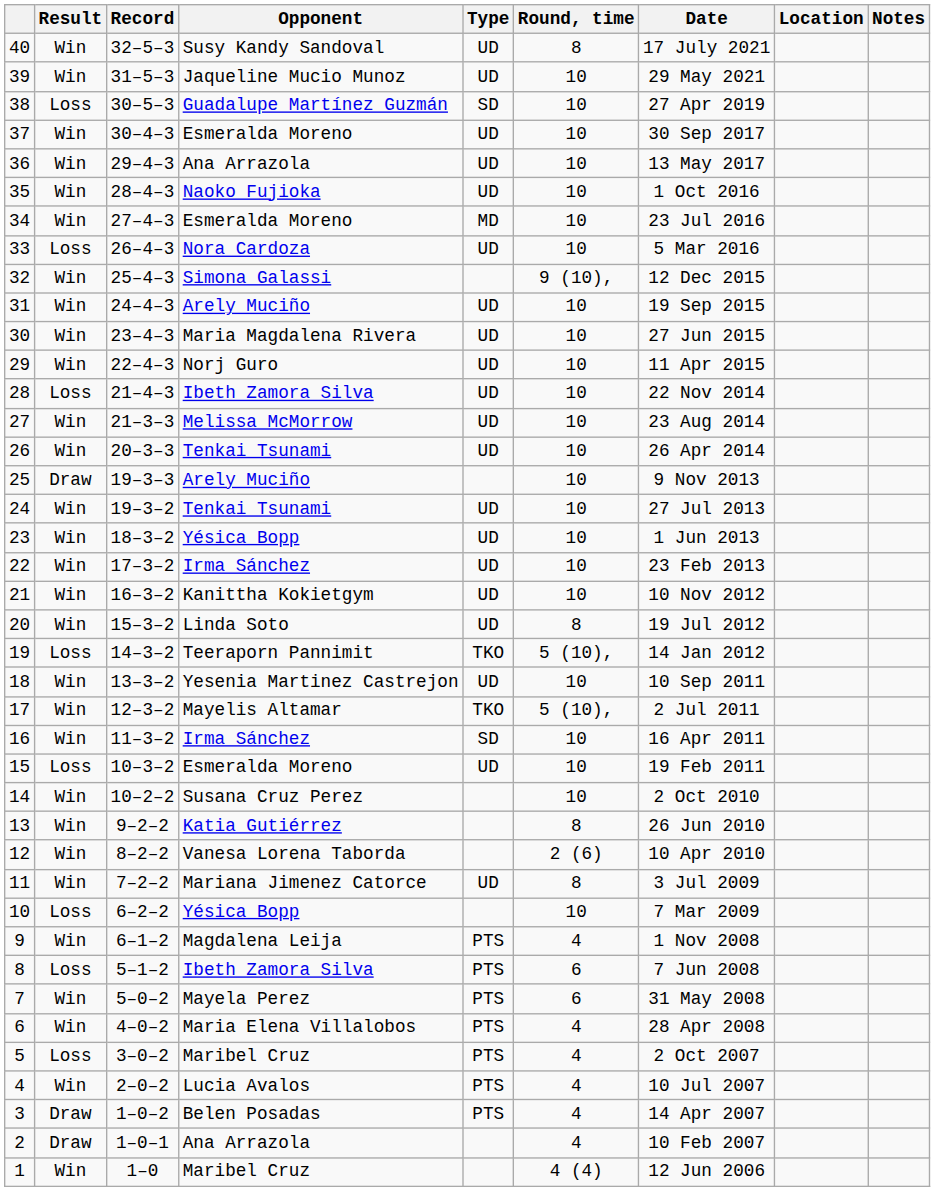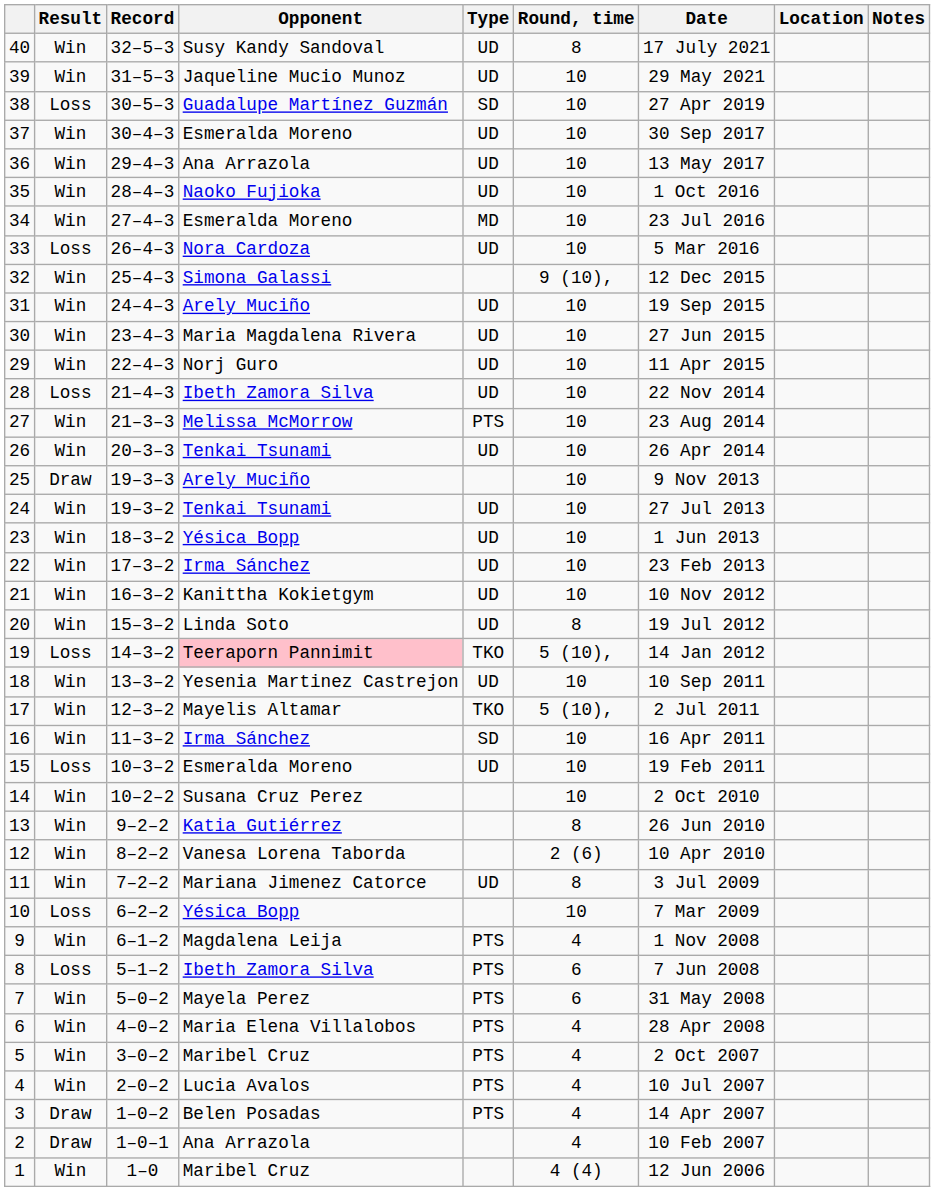(488, 422) UD -> (488, 422) PTS
(278, 653) no background -> (278, 653) pink background
(70, 1056) Loss -> (70, 1056) Win
